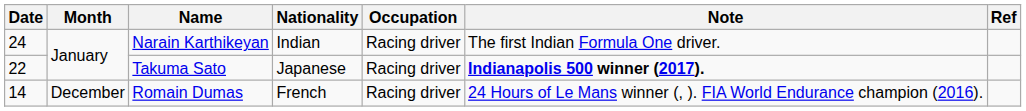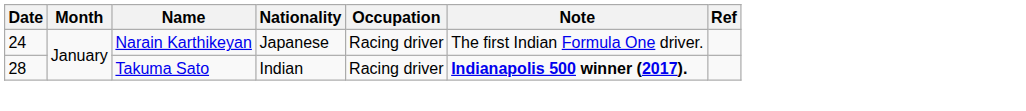(298, 42) Indian -> (294, 42) Japanese
(17, 67) 22 -> (17, 67) 28
(311, 67) Japanese -> (281, 67) Indian
- row: (188, 93)
